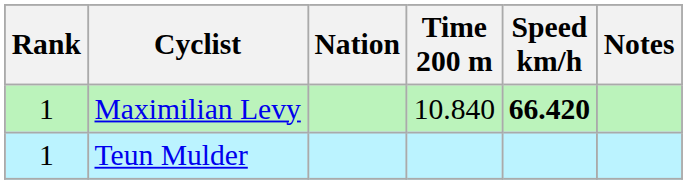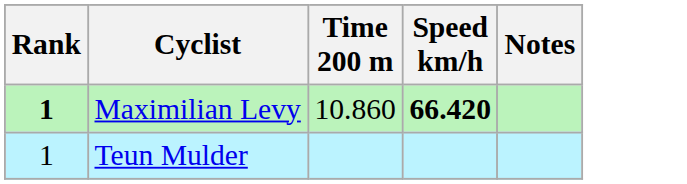- column: (357, 44)
(46, 108) normal -> (46, 108) bold
(454, 108) 10.840 -> (355, 108) 10.860
